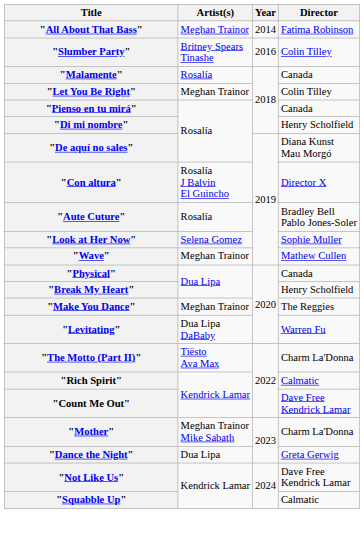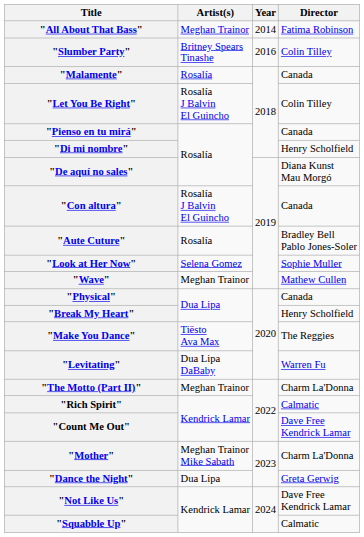(215, 91) Meghan Trainor -> (205, 103) Rosalía J Balvin El Guincho
(304, 182) Director X -> (297, 206) Canada
(215, 306) Meghan Trainor -> (200, 336) Tiësto Ava Max
(200, 358) Tiësto Ava Max -> (215, 387) Meghan Trainor
